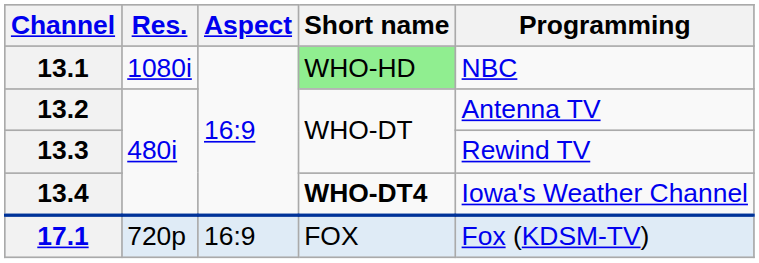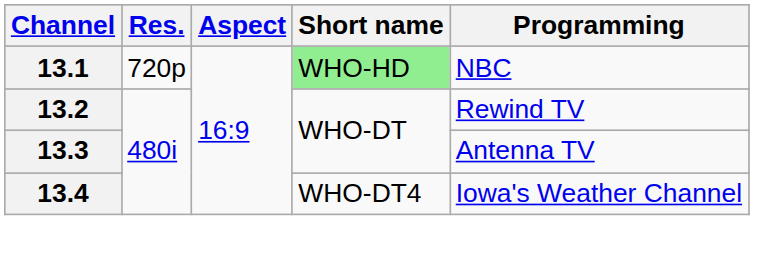(160, 67) 1080i -> (157, 67) 720p
(531, 109) Antenna TV -> (520, 109) Rewind TV
(526, 151) Rewind TV -> (525, 151) Antenna TV
(366, 192) bold -> (360, 192) normal
- row: (63, 236)
